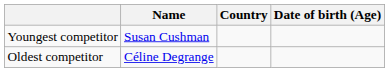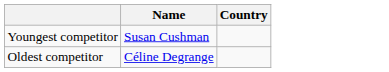- column: (327, 15)
